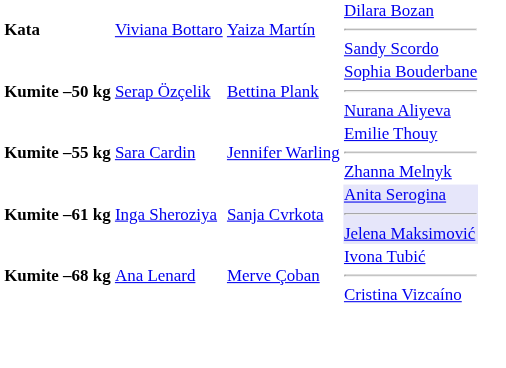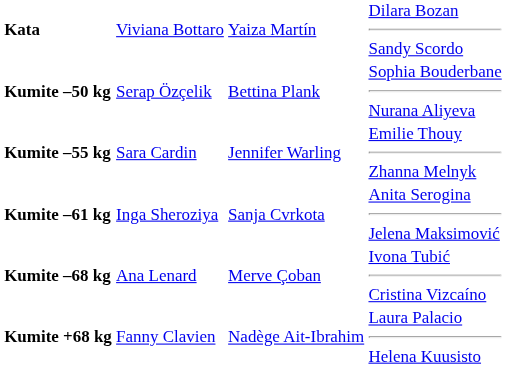(411, 214) lavender background -> (435, 214) no background
+ row: (58, 337)
